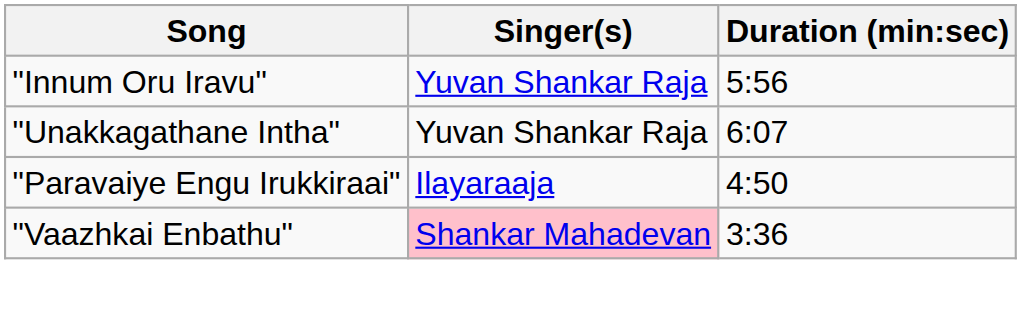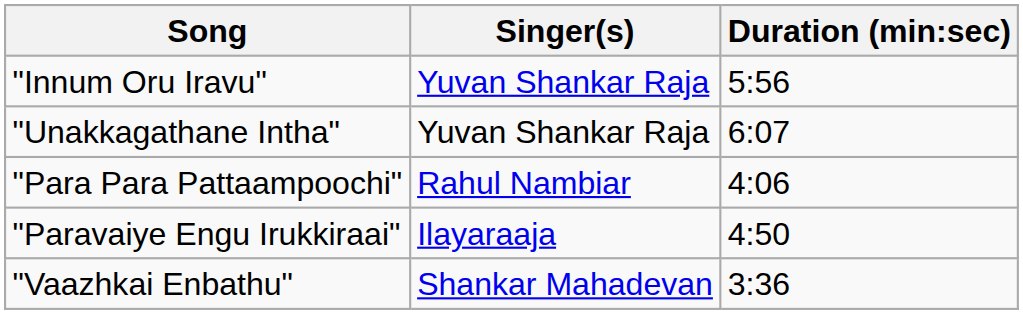+ row: (207, 183)
(563, 234) pink background -> (565, 284) no background
